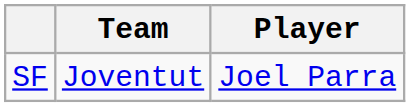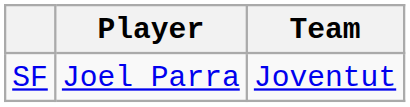columns swapped: (307, 29) <-> (133, 29)
